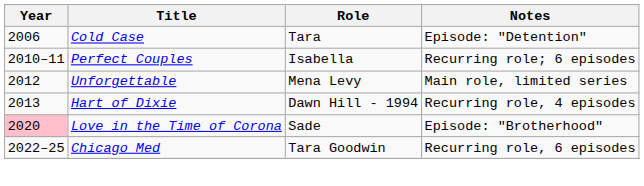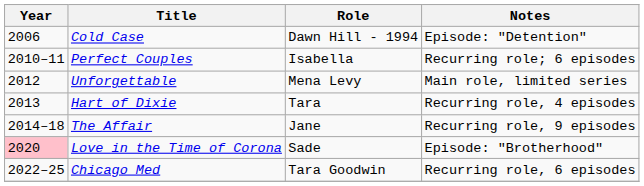(305, 38) Tara -> (353, 38) Dawn Hill - 1994
(353, 104) Dawn Hill - 1994 -> (305, 104) Tara
+ row: (112, 126)
